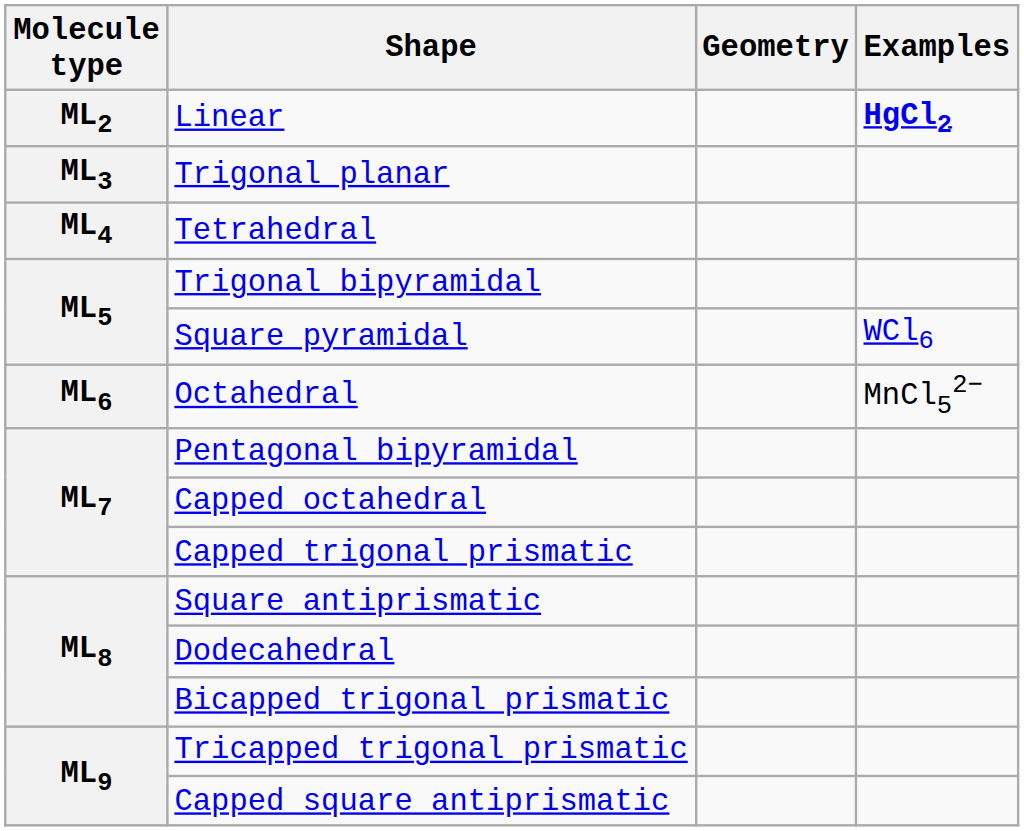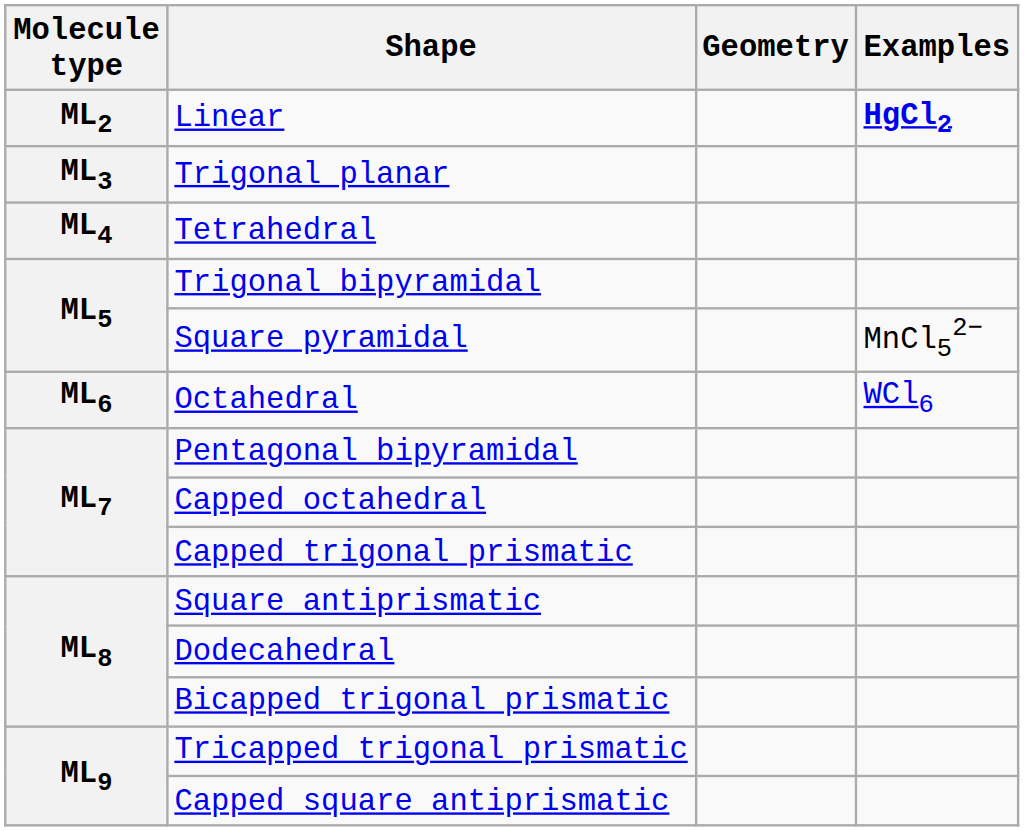(899, 336) WCl6 -> (923, 340) MnCl52−
(923, 395) MnCl52− -> (899, 399) WCl6
